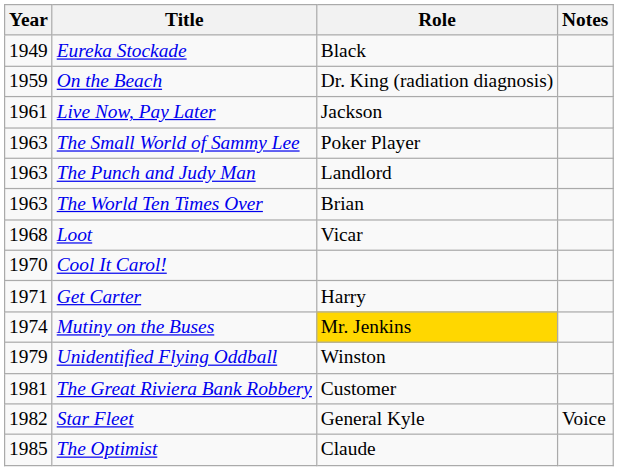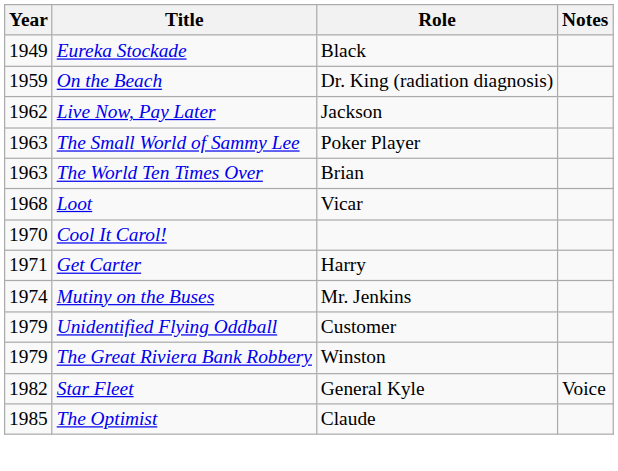(28, 111) 1961 -> (28, 111) 1962
- row: (156, 173)
(366, 326) gold background -> (366, 296) no background
(353, 357) Winston -> (358, 326) Customer
(28, 388) 1981 -> (28, 357) 1979
(358, 388) Customer -> (353, 357) Winston
